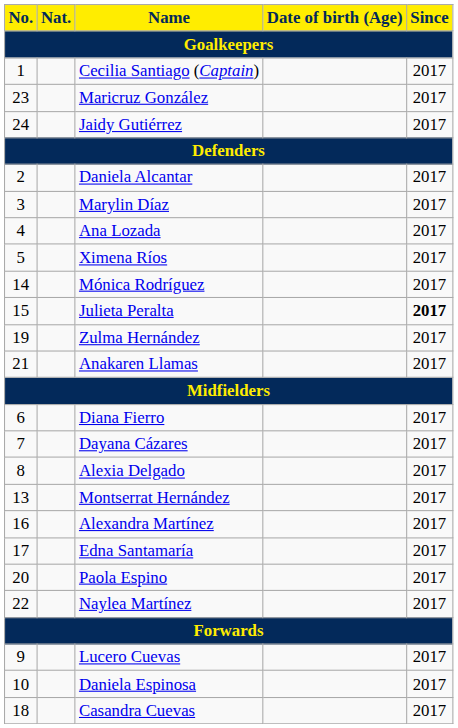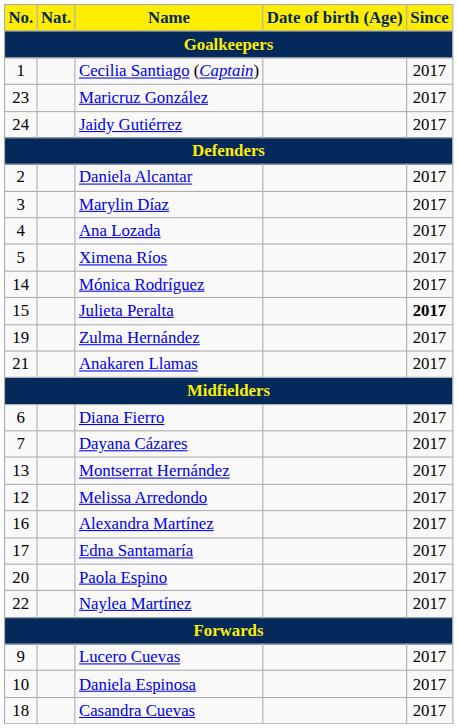- row: (132, 470)
+ row: (143, 497)
